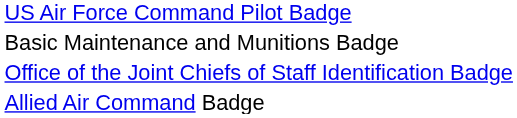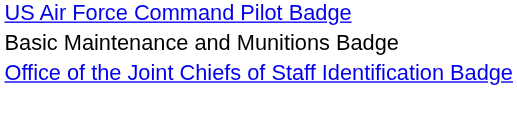- row: (135, 102)
